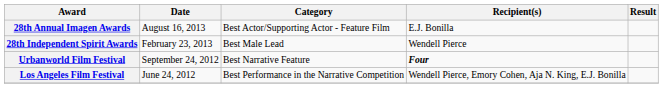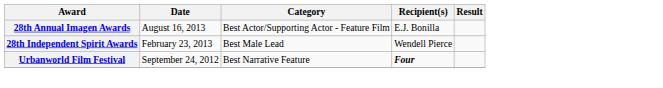- row: (72, 75)
